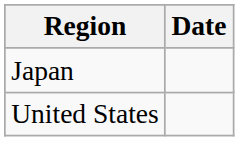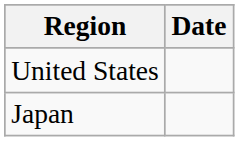rows swapped: (85, 113) <-> (43, 69)
